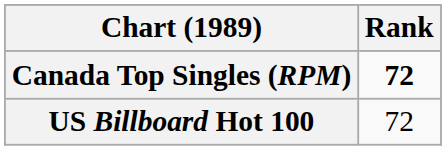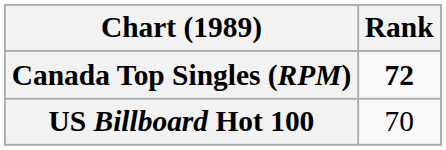(399, 121) 72 -> (399, 121) 70
